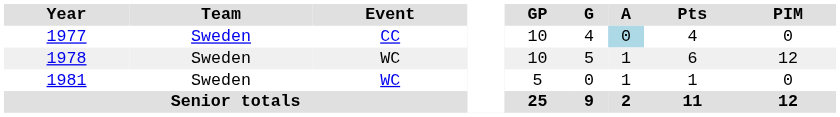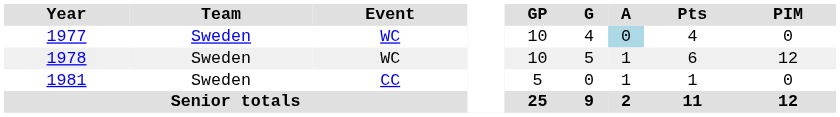(390, 37) CC -> (390, 37) WC
(390, 80) WC -> (390, 80) CC
